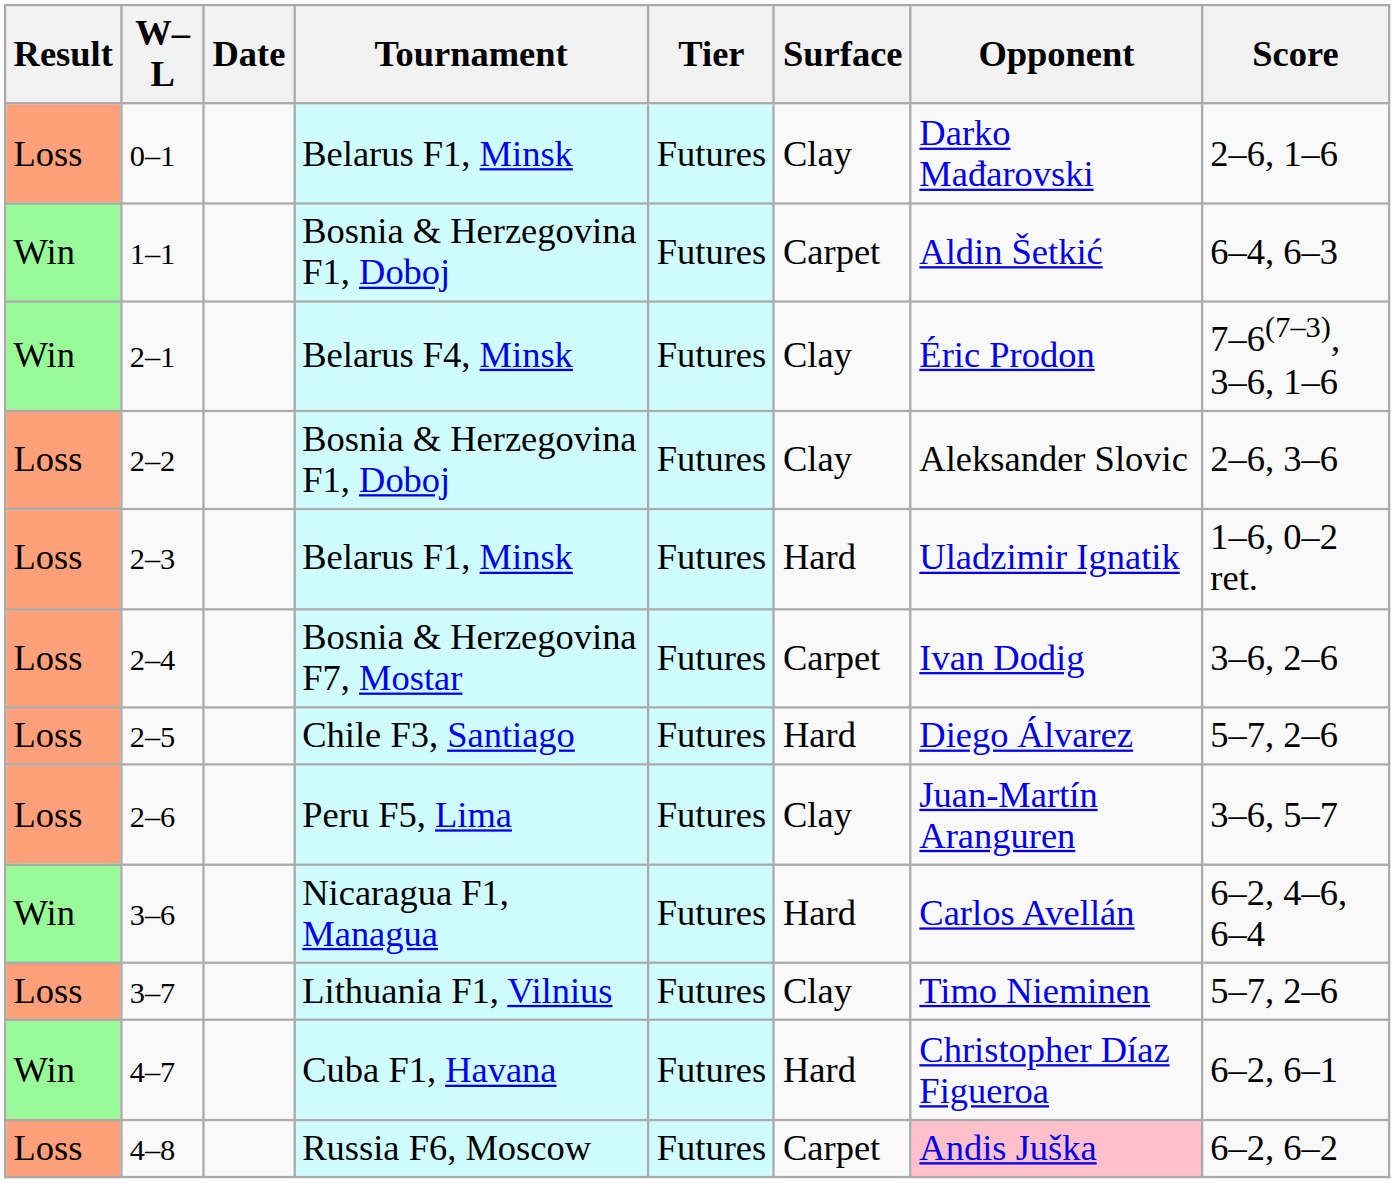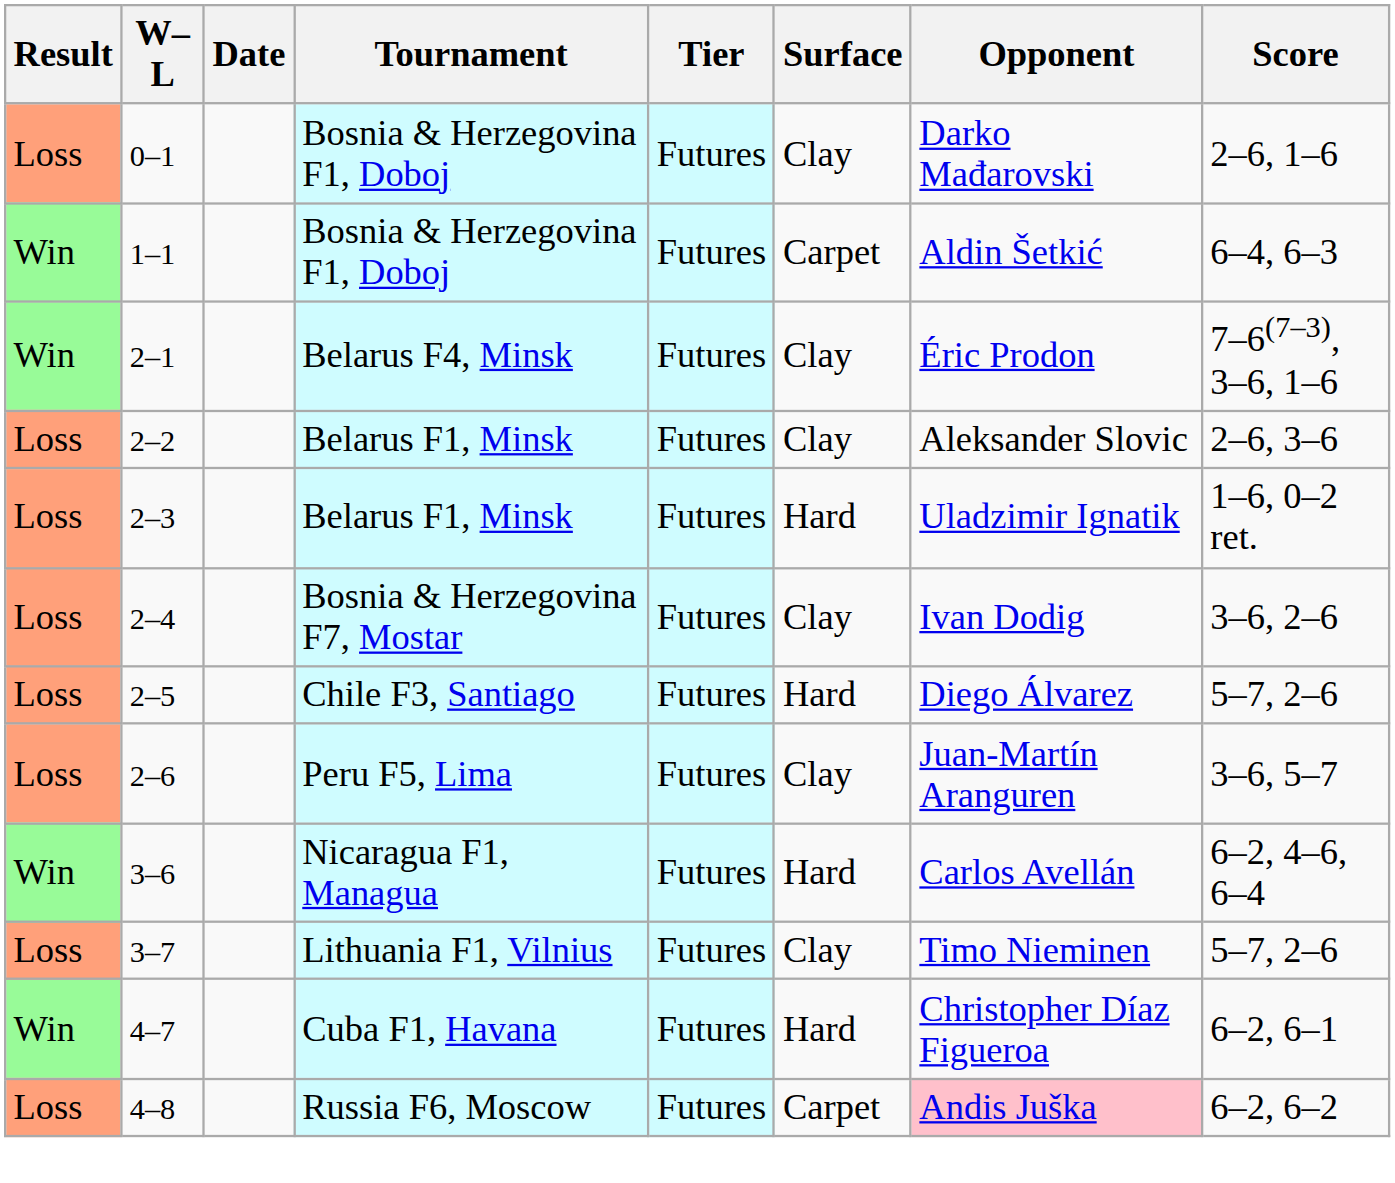(438, 152) Belarus F1, Minsk -> (469, 152) Bosnia & Herzegovina F1, Doboj
(469, 459) Bosnia & Herzegovina F1, Doboj -> (438, 438) Belarus F1, Minsk
(832, 657) Carpet -> (817, 616) Clay
